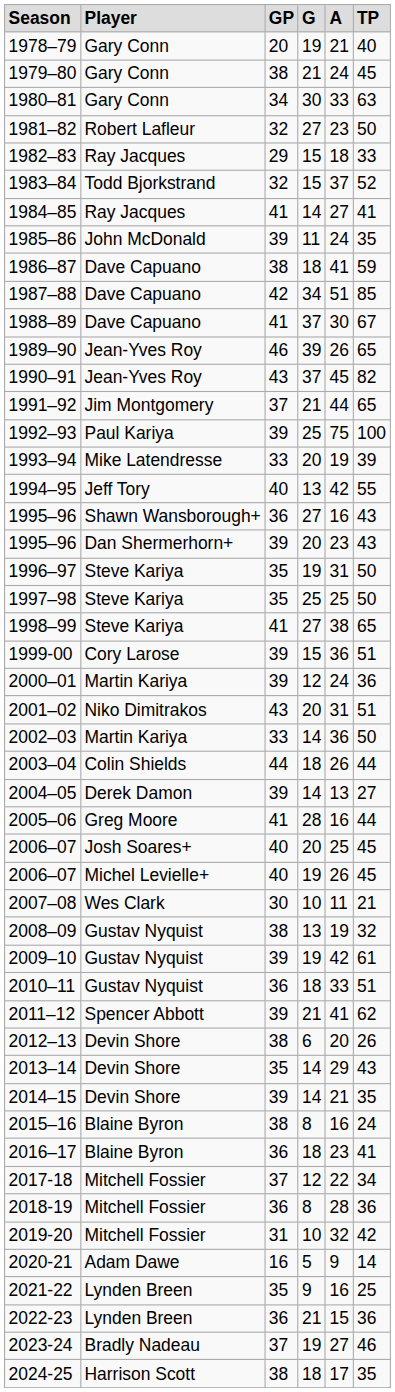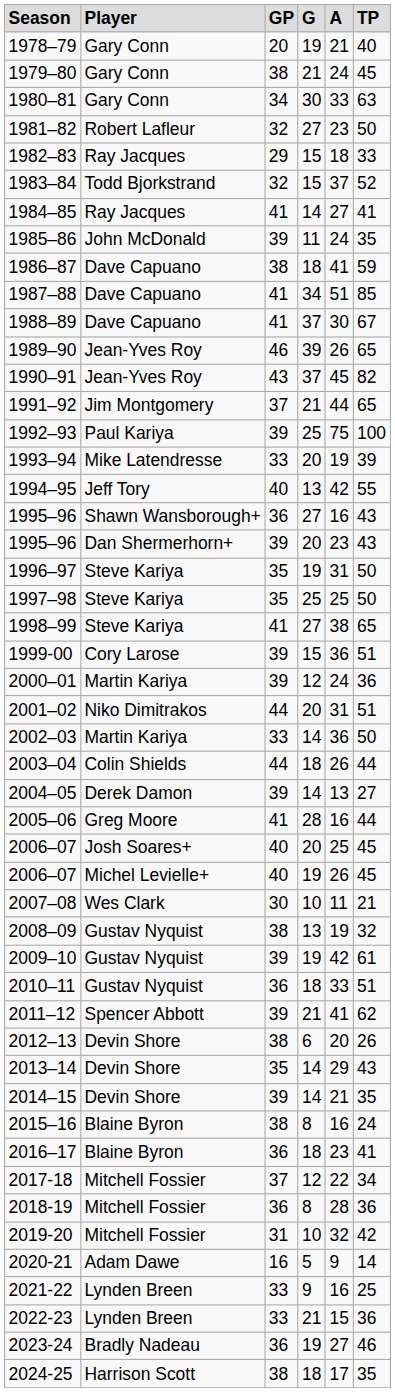(279, 294) 42 -> (279, 294) 41
(279, 709) 43 -> (279, 709) 44
(279, 1290) 35 -> (279, 1290) 33
(279, 1318) 36 -> (279, 1318) 33
(279, 1345) 37 -> (279, 1345) 36
